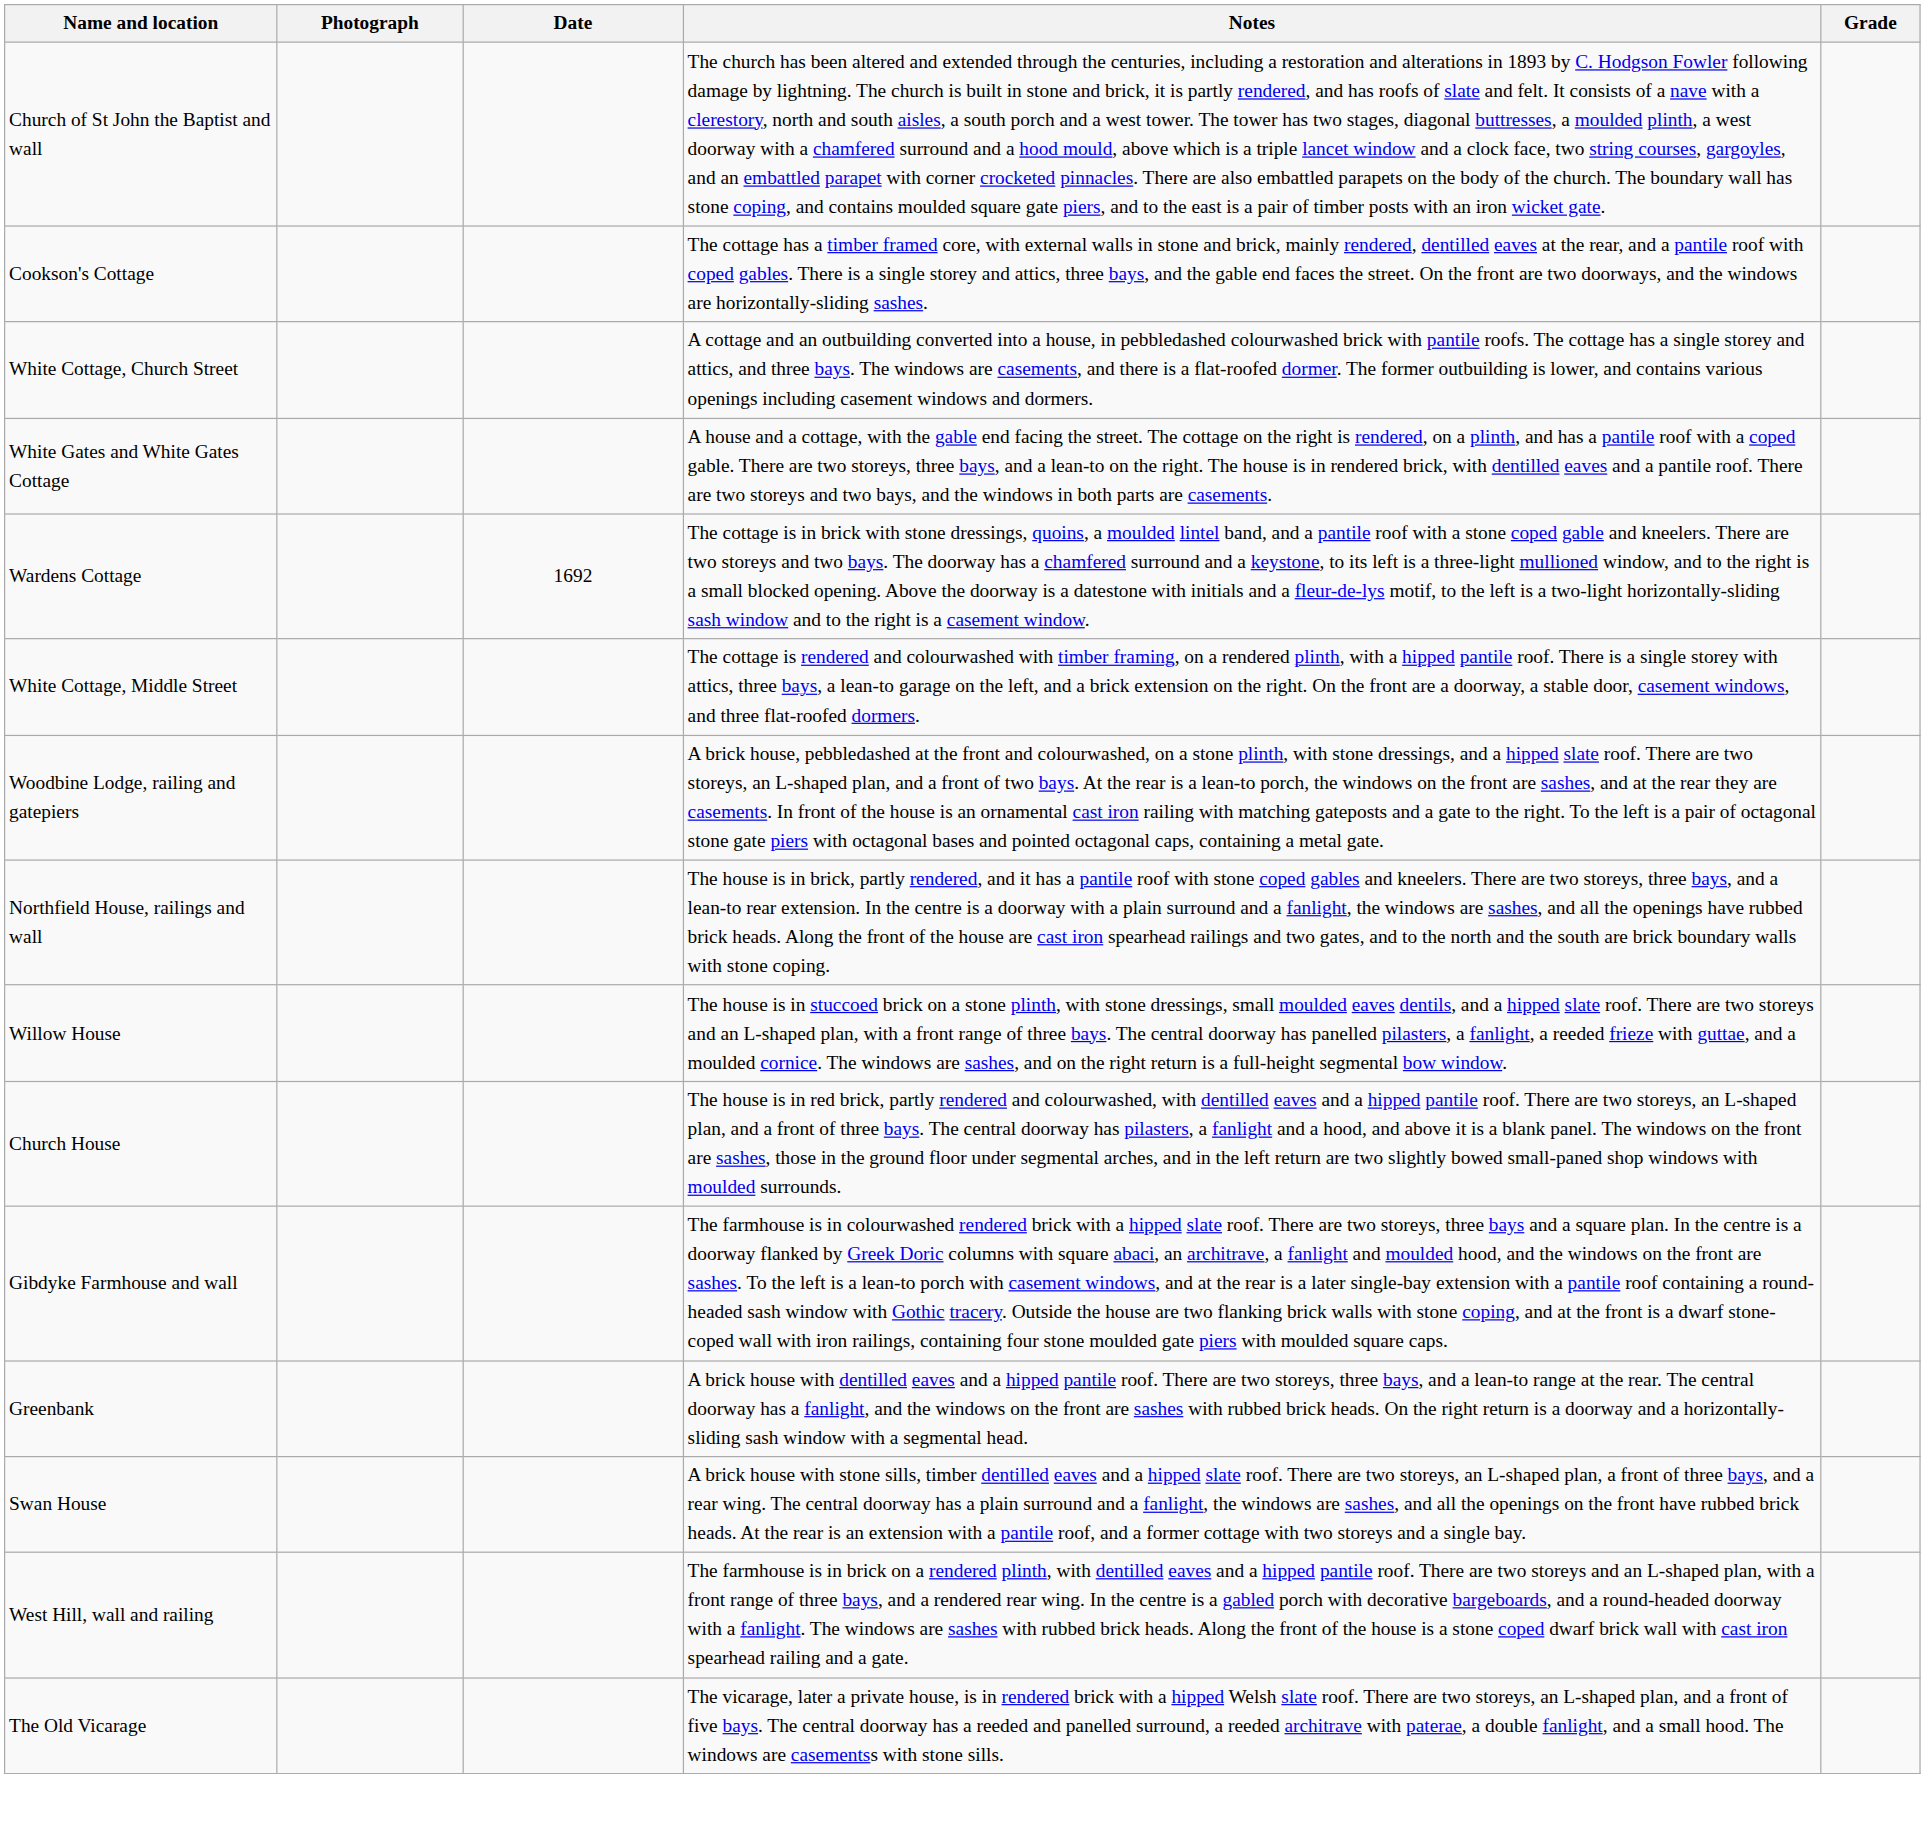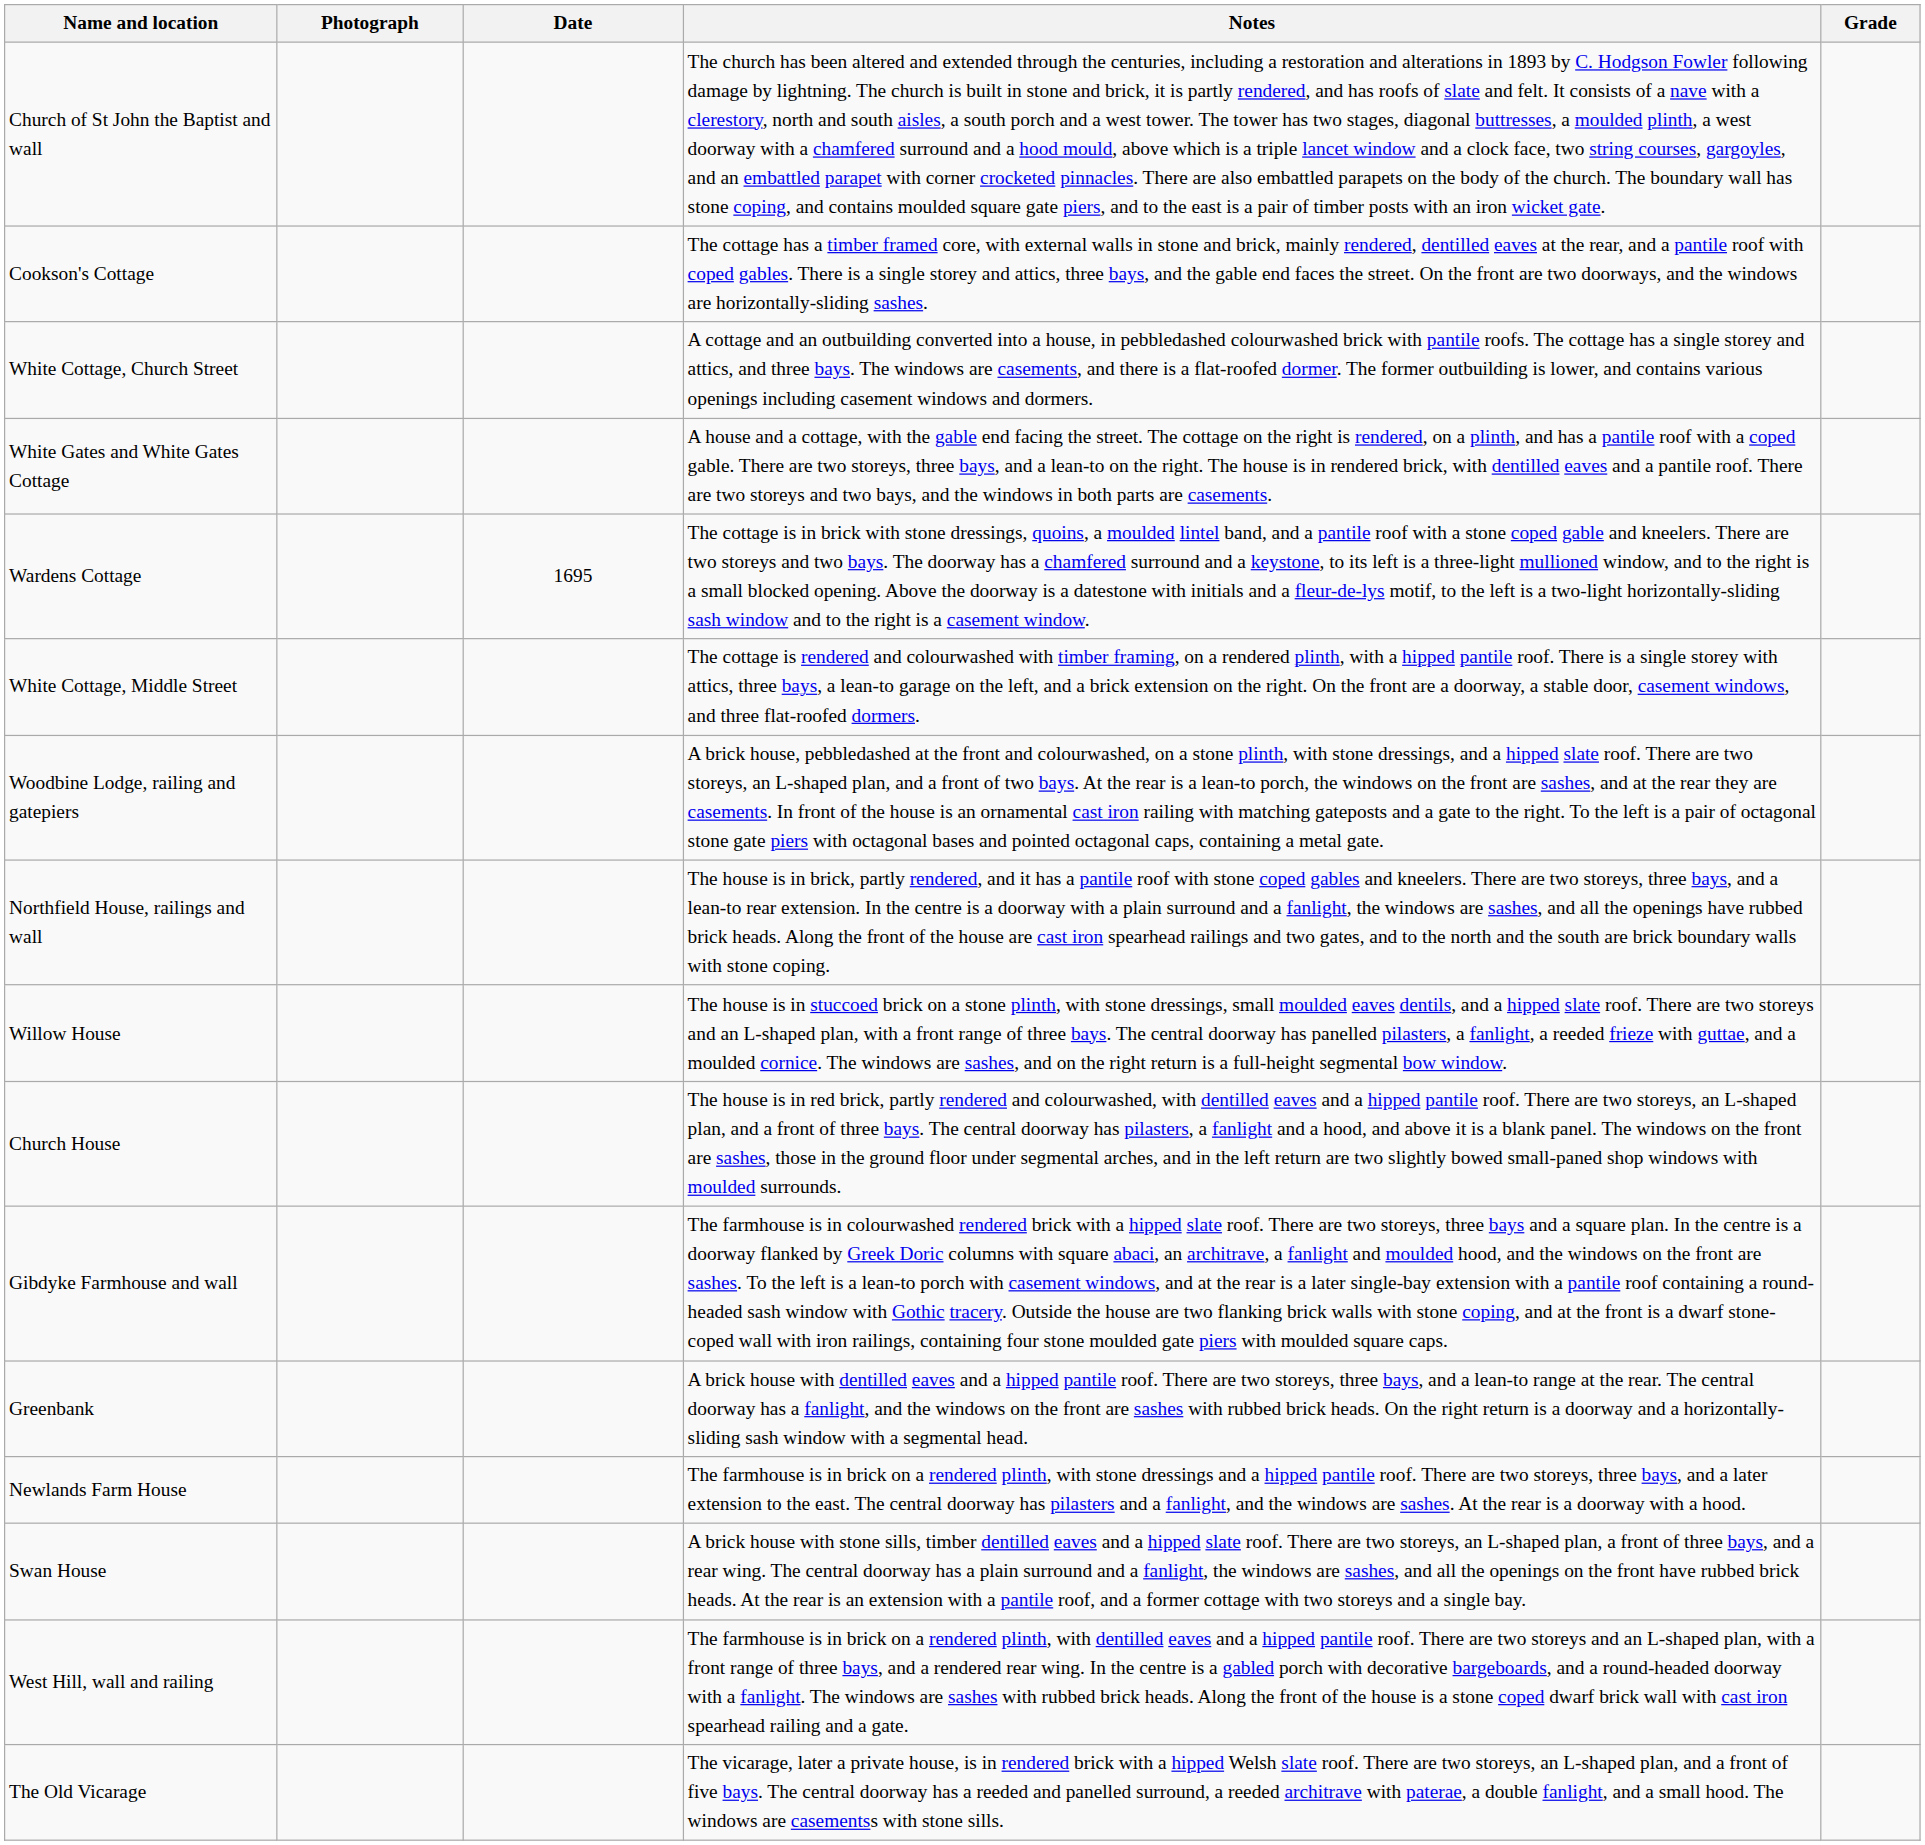(573, 576) 1692 -> (573, 576) 1695
+ row: (98, 1489)
